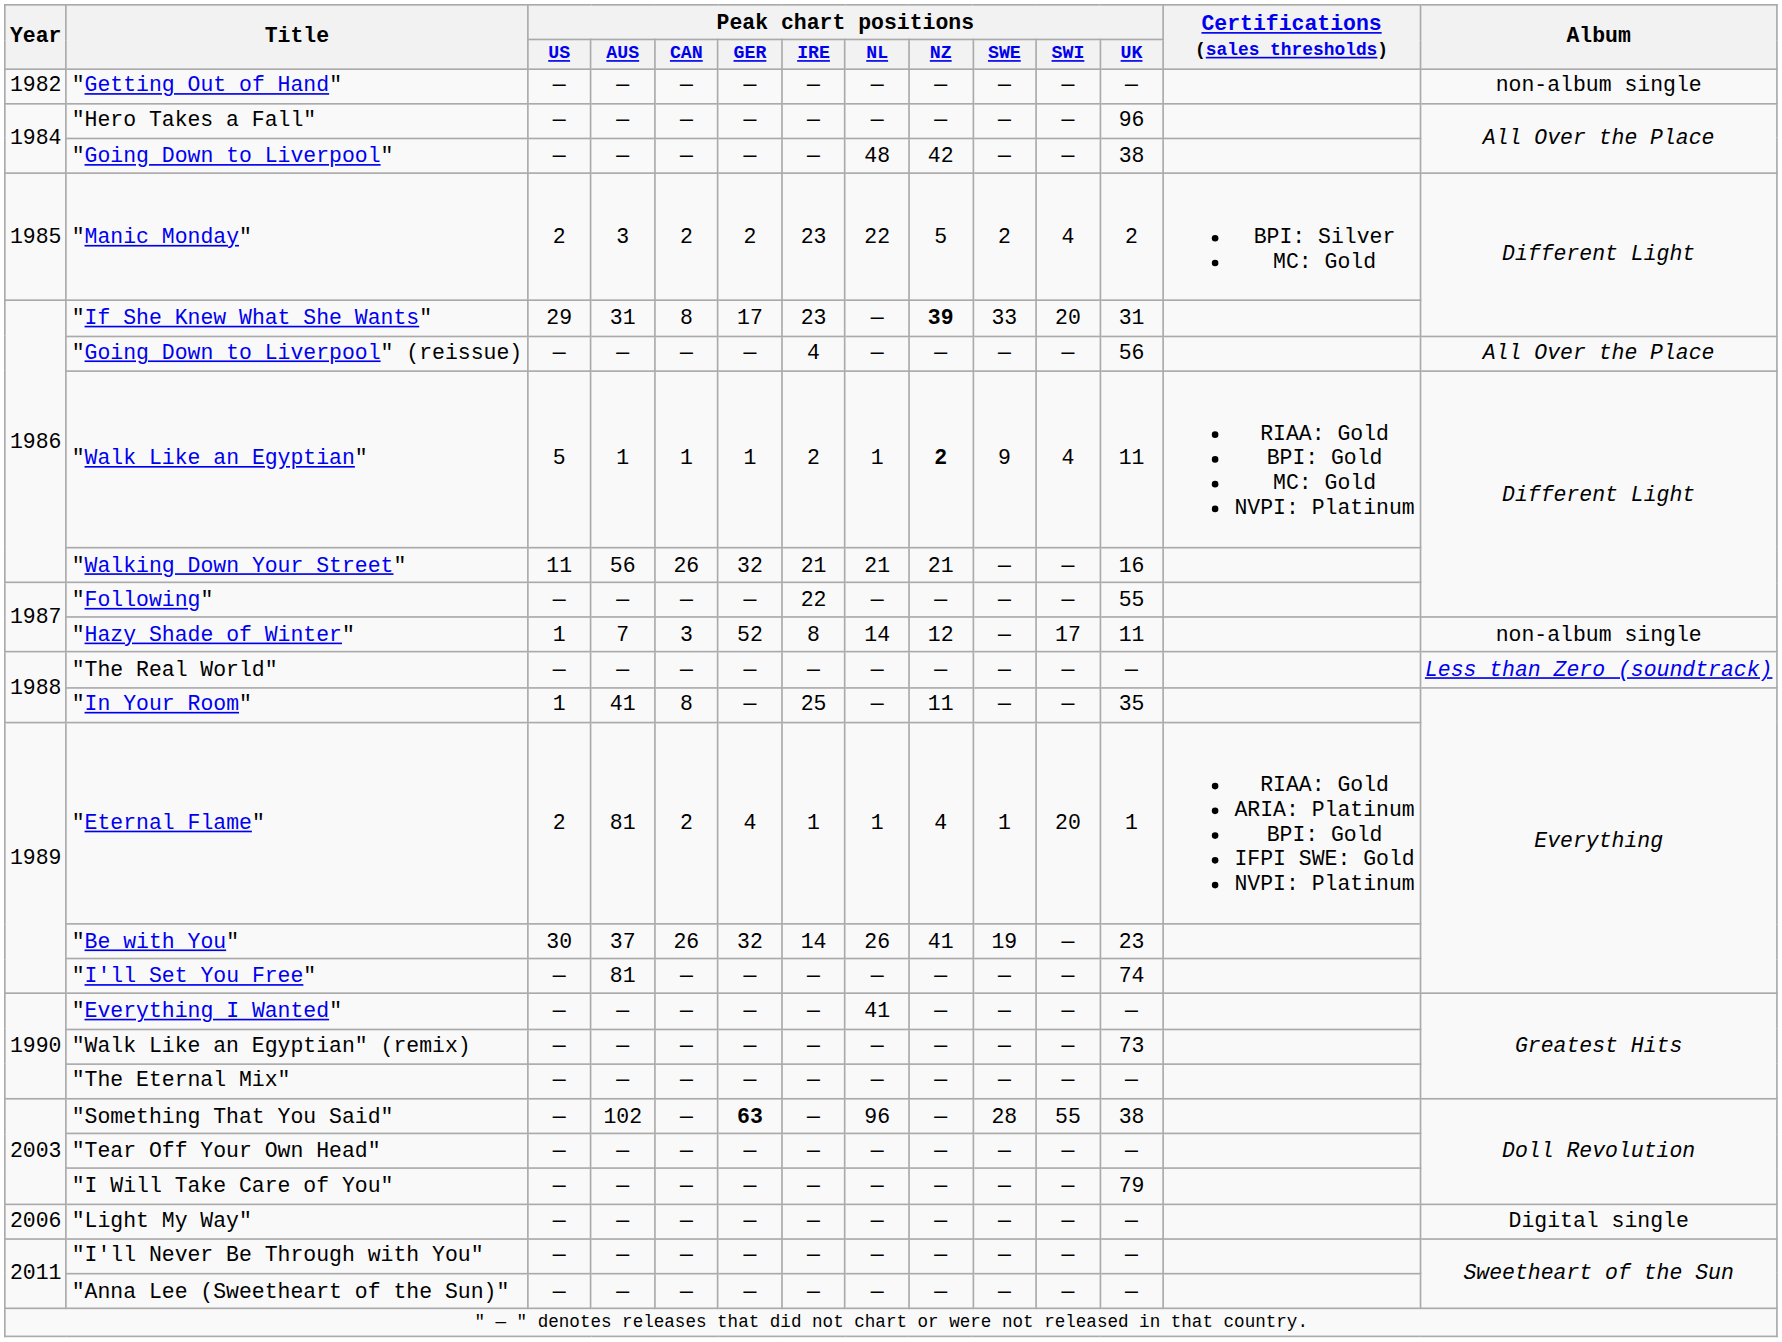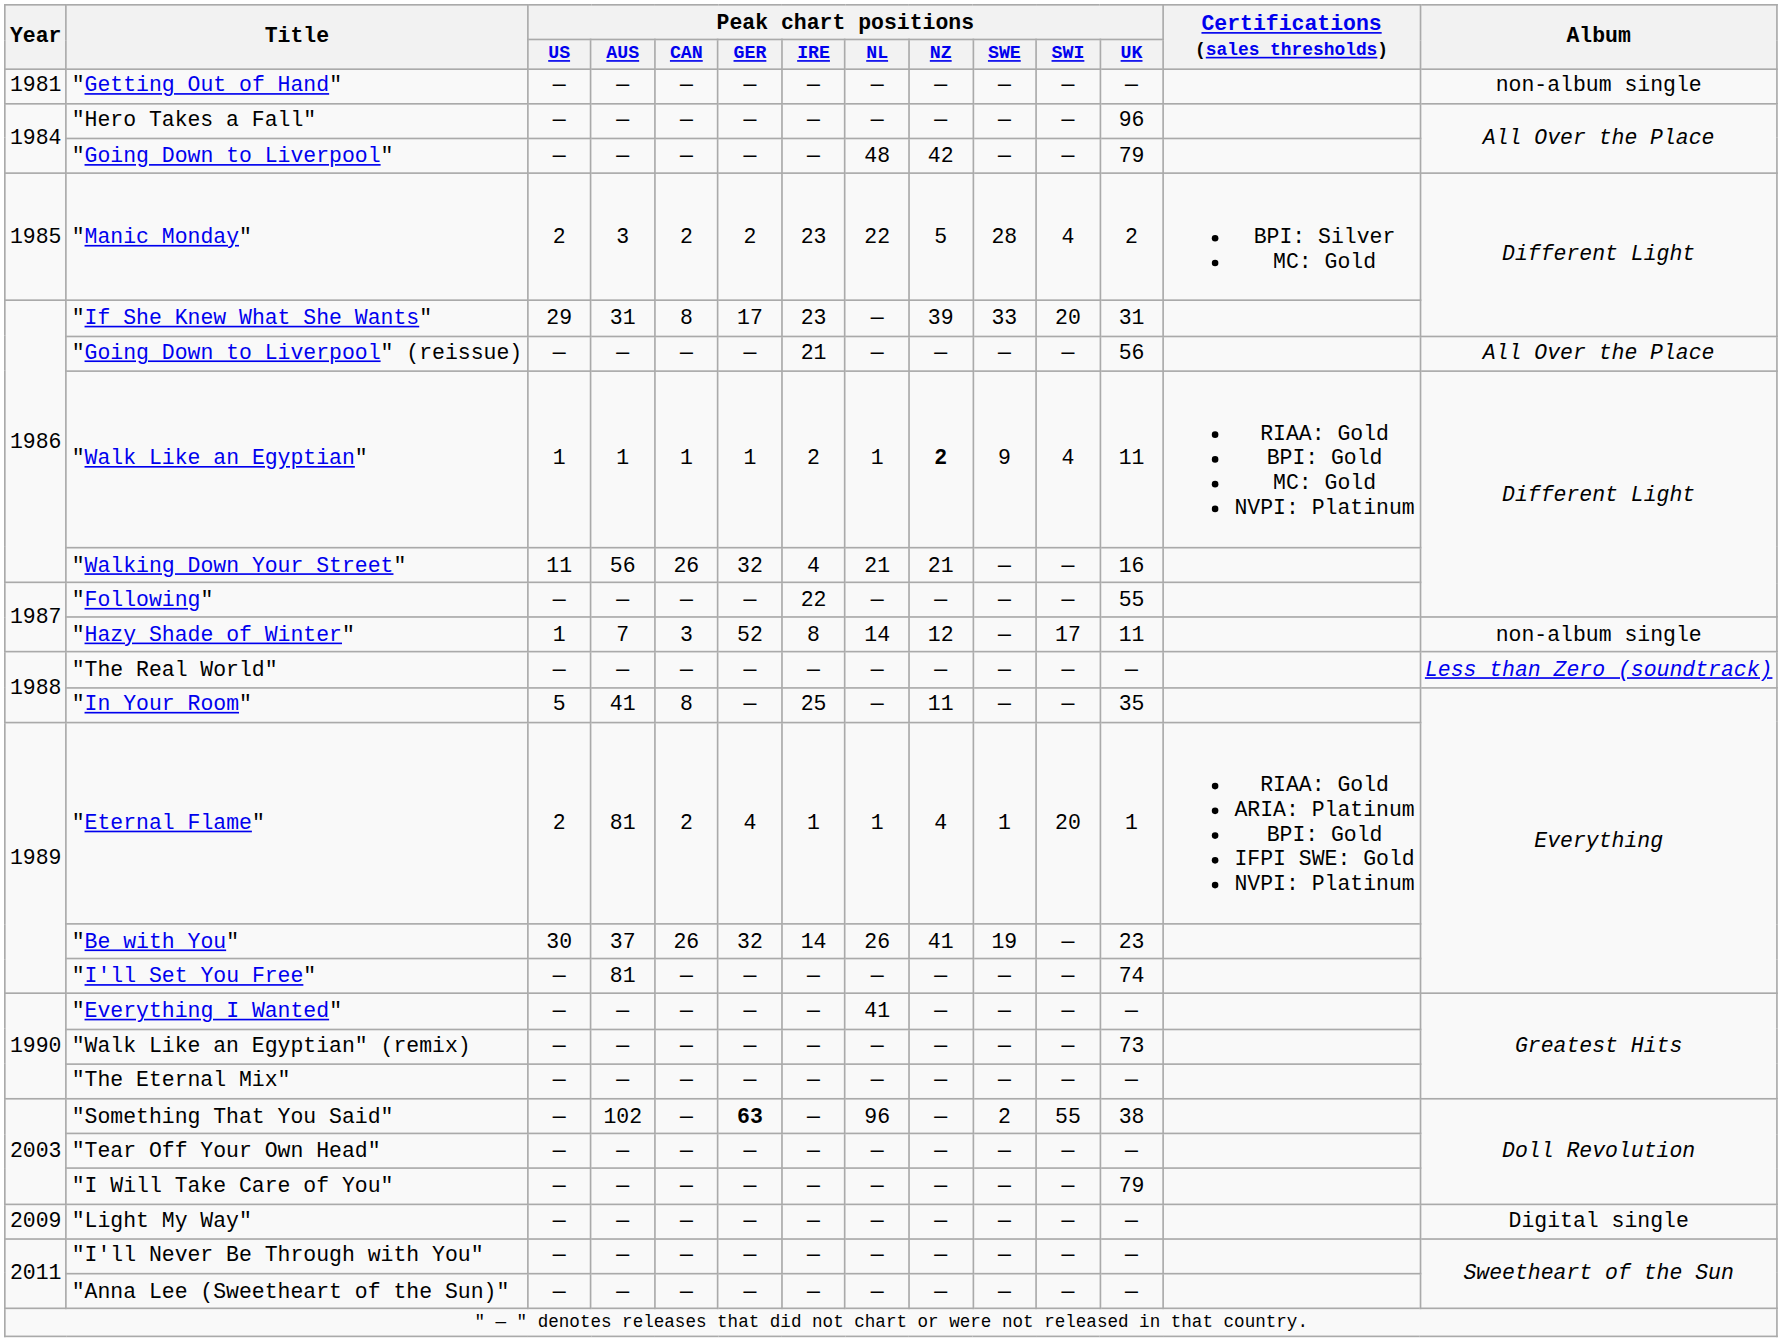(36, 86) 1982 -> (36, 86) 1981
(1132, 156) 38 -> (1132, 156) 79
(1004, 237) 2 -> (1004, 237) 28
(941, 318) bold -> (941, 318) normal
(814, 353) 4 -> (814, 353) 21
(559, 459) 5 -> (559, 459) 1
(814, 565) 21 -> (814, 565) 4
(559, 705) 1 -> (559, 705) 5
(1004, 1116) 28 -> (1004, 1116) 2
(36, 1221) 2006 -> (36, 1221) 2009
